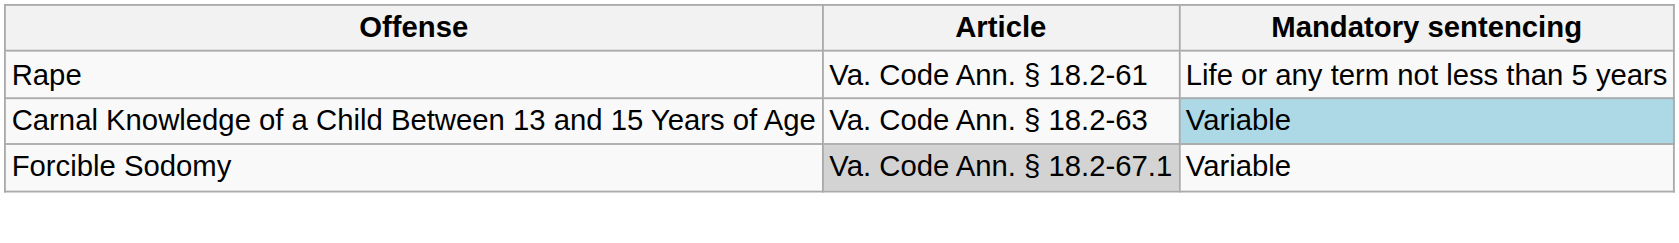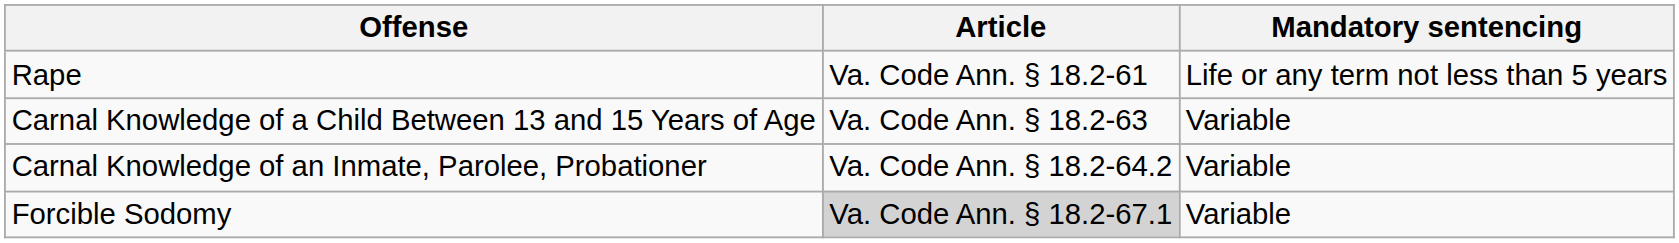(1238, 120) lightblue background -> (1238, 120) no background
+ row: (359, 167)
